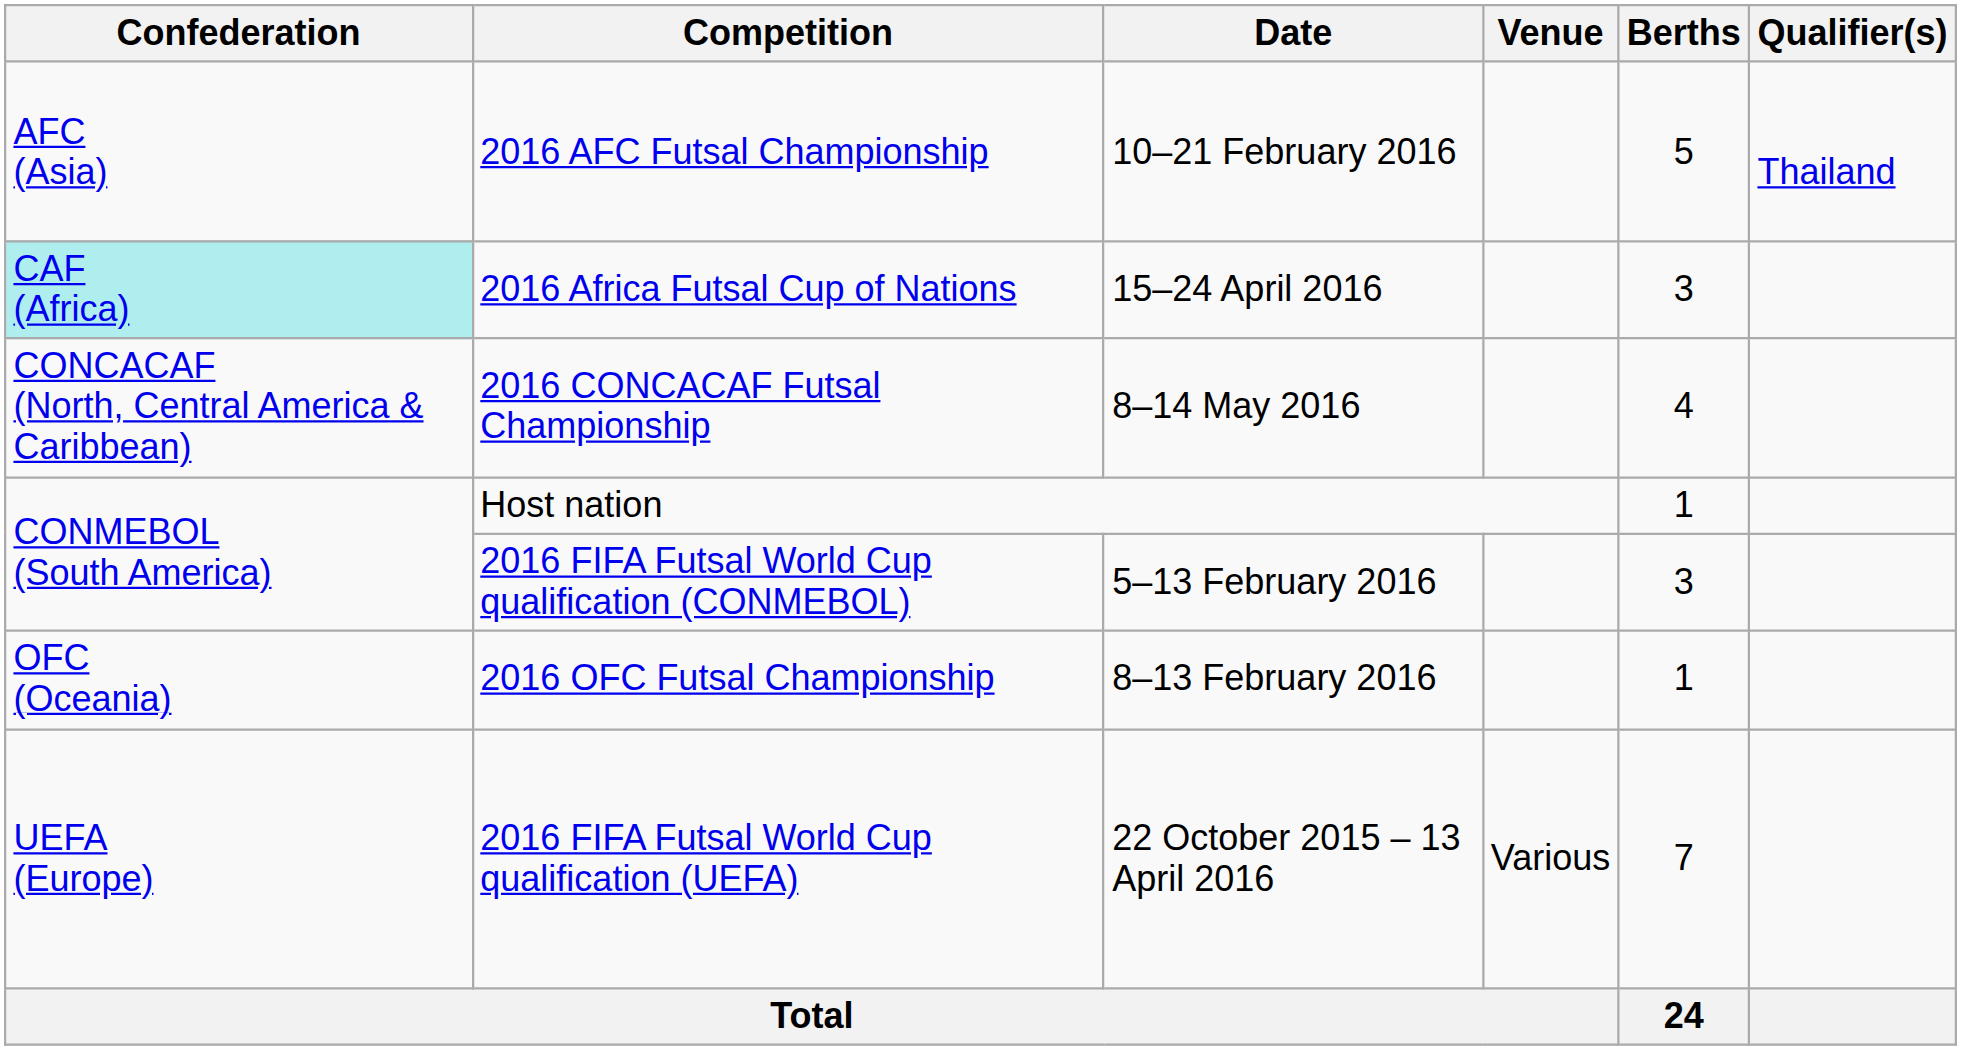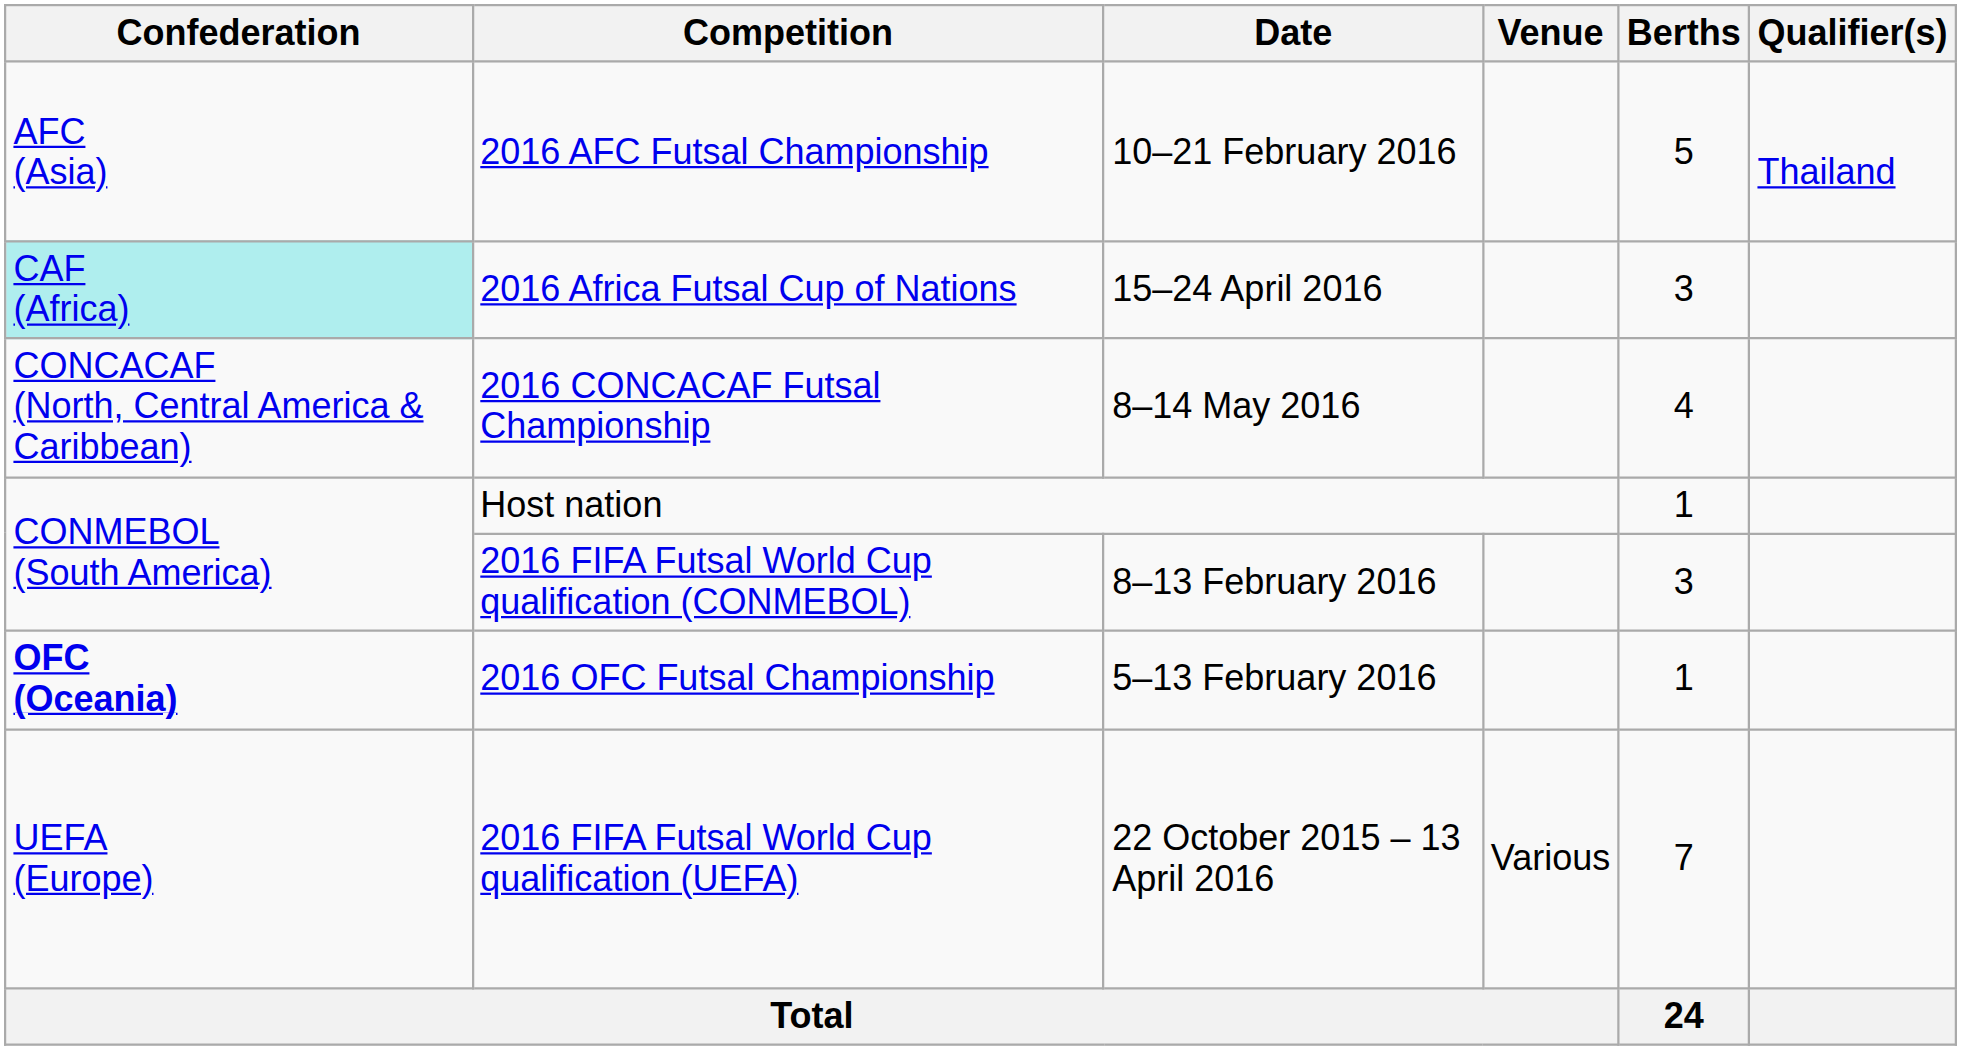(1274, 581) 5–13 February 2016 -> (1274, 581) 8–13 February 2016
(92, 679) normal -> (95, 679) bold
(1274, 679) 8–13 February 2016 -> (1274, 679) 5–13 February 2016
